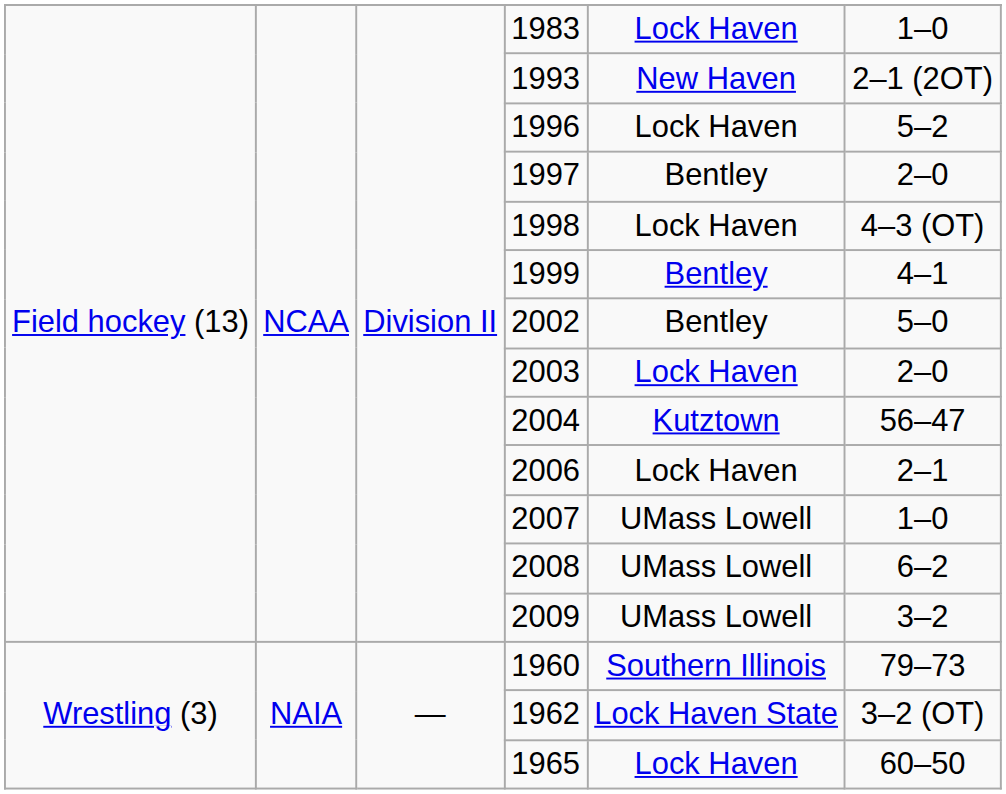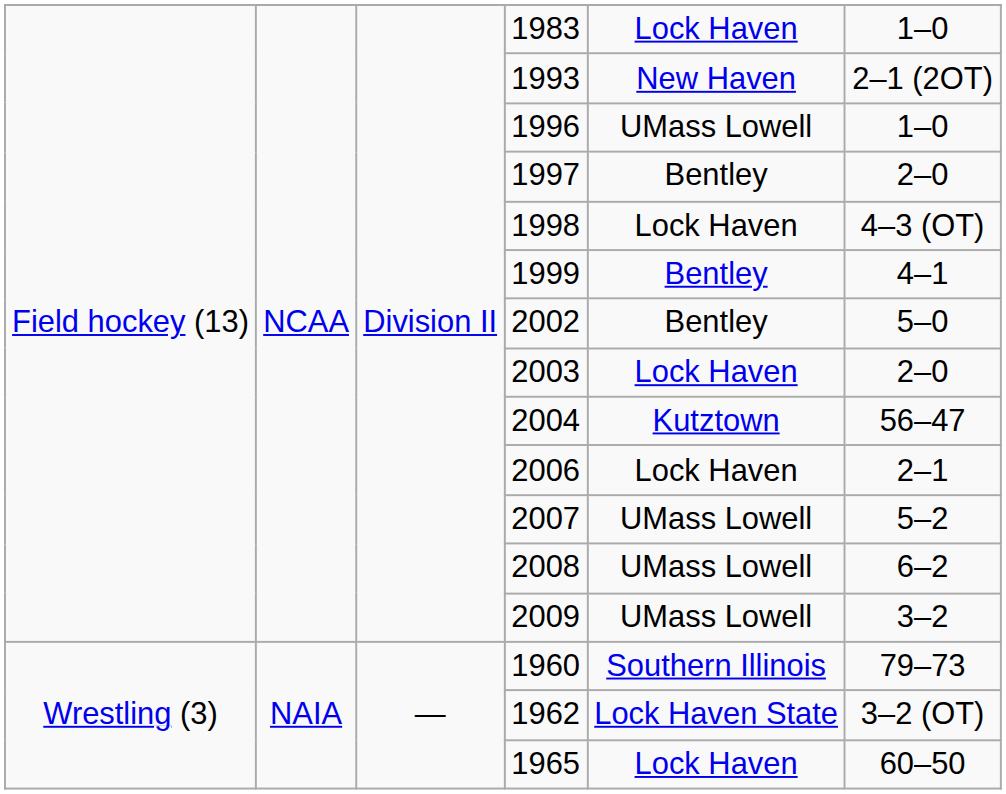(716, 126) Lock Haven -> (716, 126) UMass Lowell
(923, 126) 5–2 -> (923, 126) 1–0
(923, 518) 1–0 -> (923, 518) 5–2
